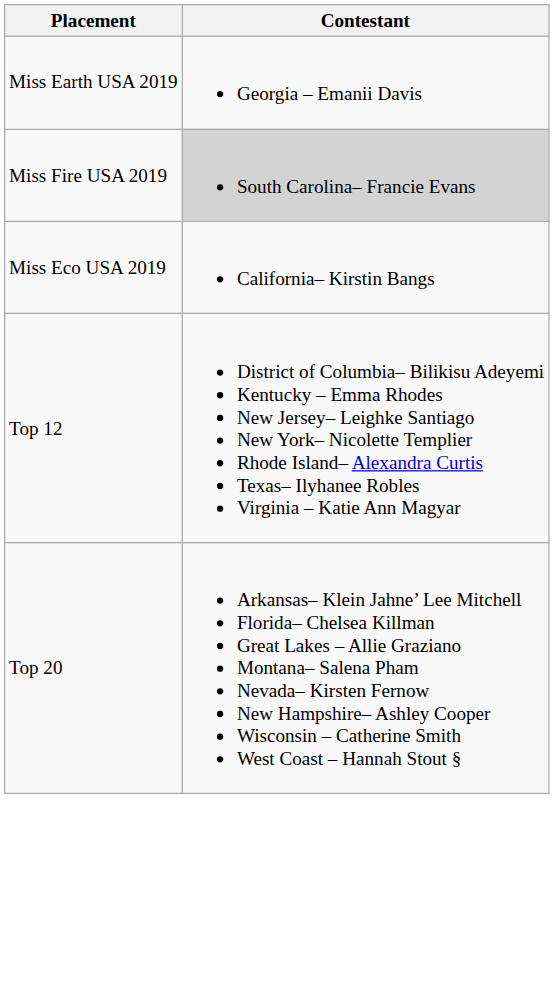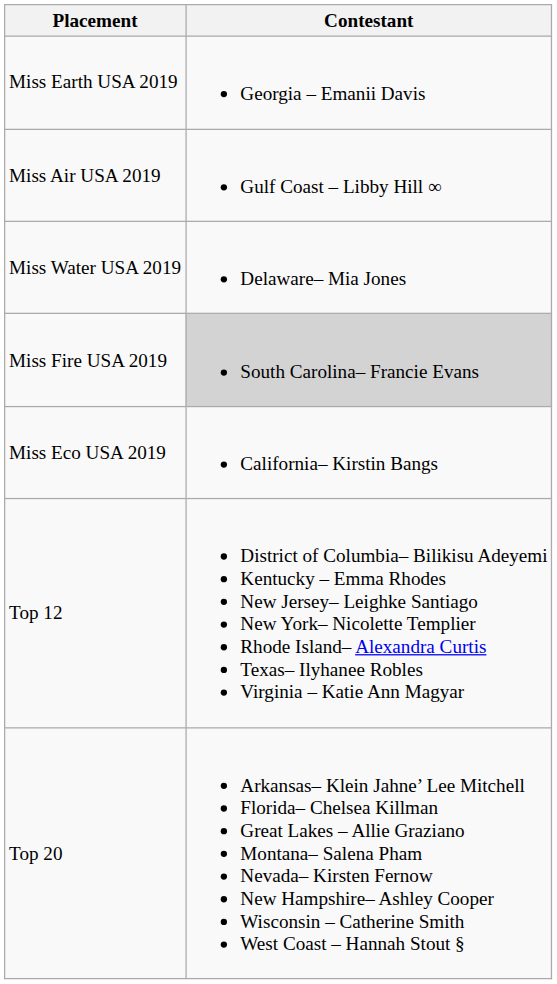+ row: (85, 175)
+ row: (95, 267)
